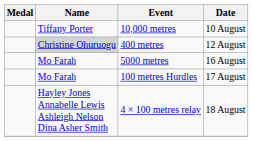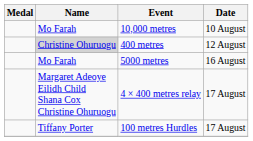(65, 29) Tiffany Porter -> (57, 29) Mo Farah
+ row: (161, 94)
(57, 77) Mo Farah -> (65, 128) Tiffany Porter
- row: (161, 111)
